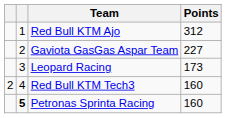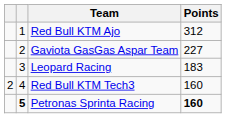(193, 67) 173 -> (193, 67) 183
(193, 103) normal -> (193, 103) bold
